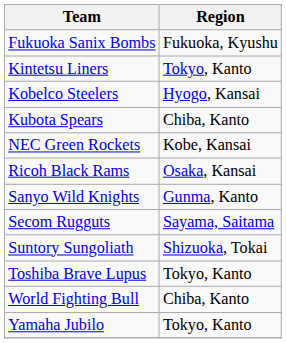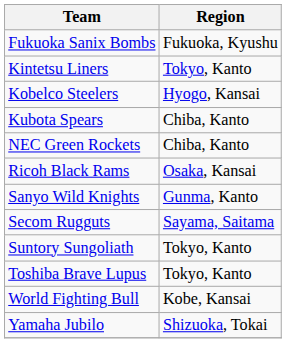(207, 145) Kobe, Kansai -> (206, 145) Chiba, Kanto
(215, 247) Shizuoka, Tokai -> (207, 247) Tokyo, Kanto
(206, 299) Chiba, Kanto -> (207, 299) Kobe, Kansai
(207, 324) Tokyo, Kanto -> (215, 324) Shizuoka, Tokai
